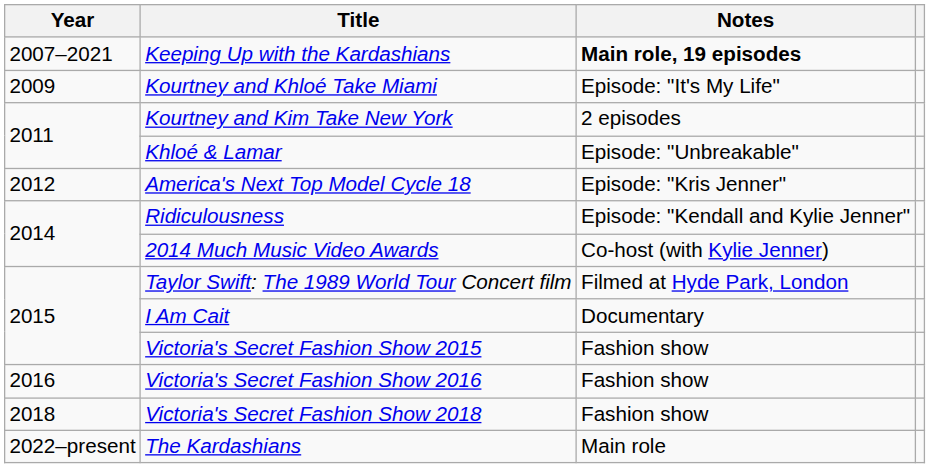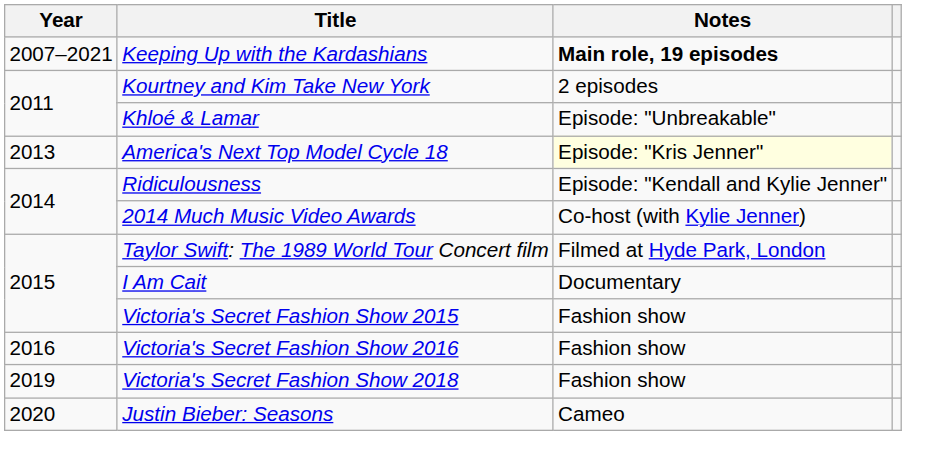- row: (291, 86)
(32, 184) 2012 -> (32, 151) 2013
(684, 184) no background -> (661, 151) lightyellow background
(32, 413) 2018 -> (32, 380) 2019
+ row: (228, 413)
- row: (223, 446)
